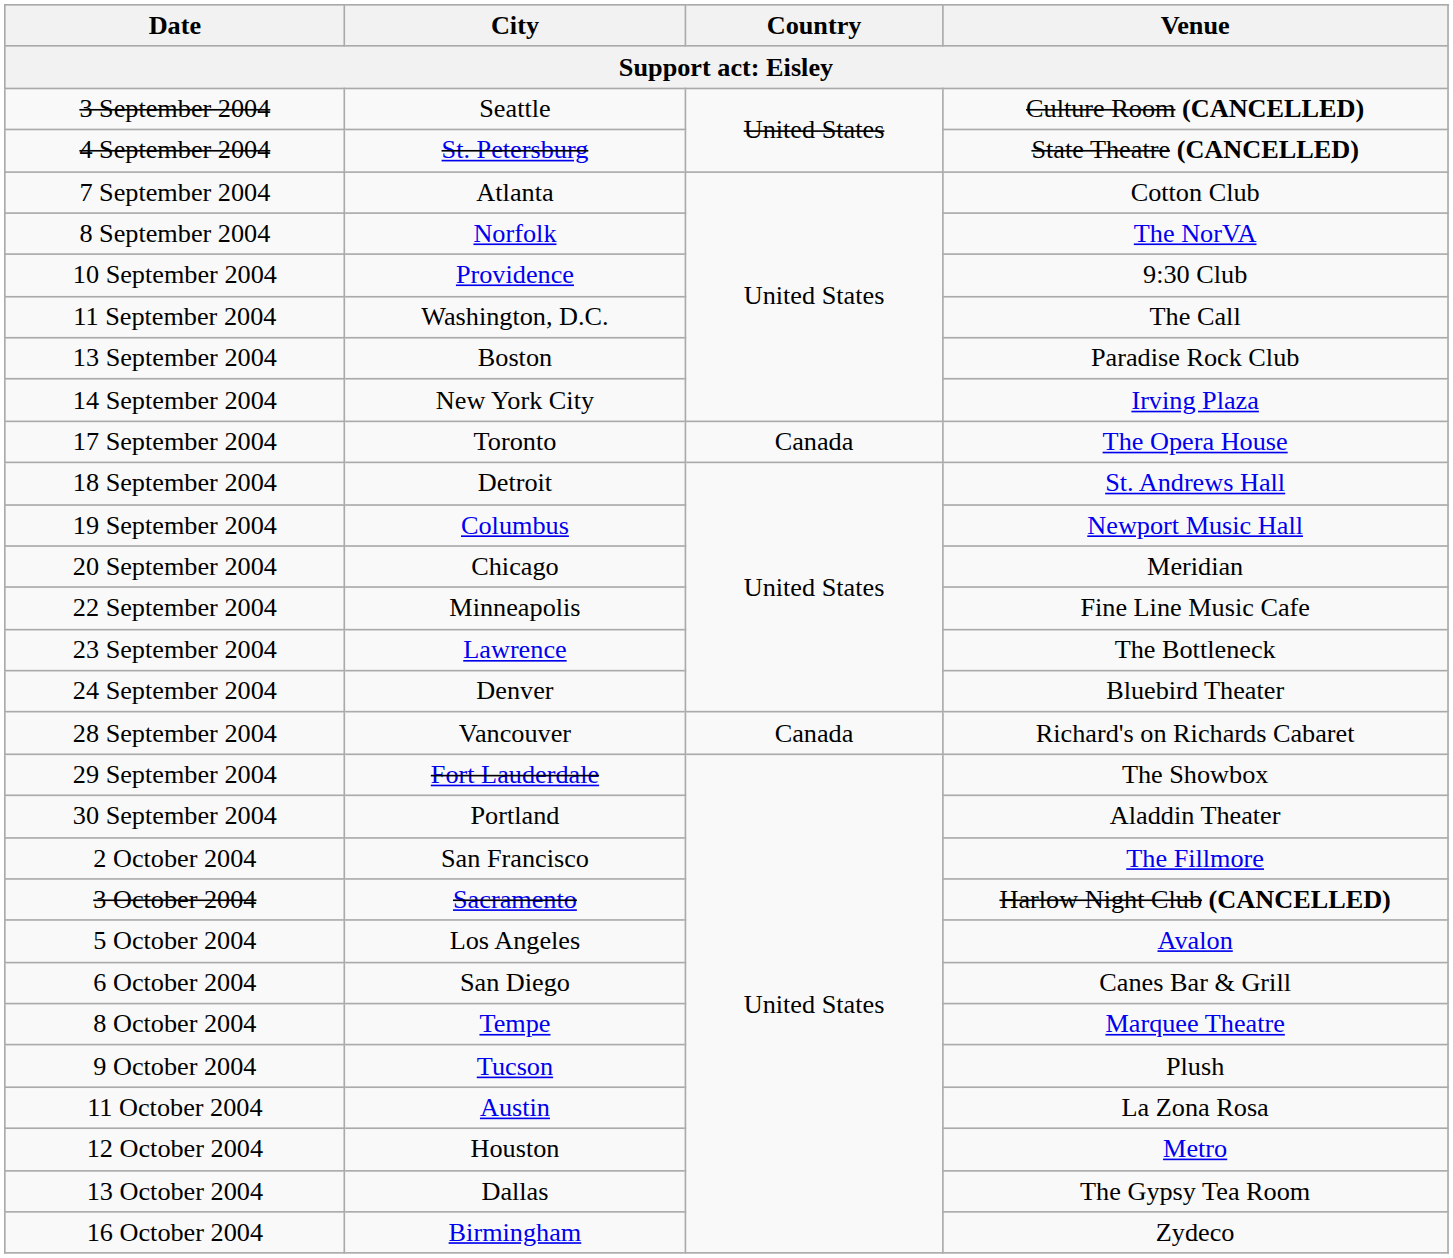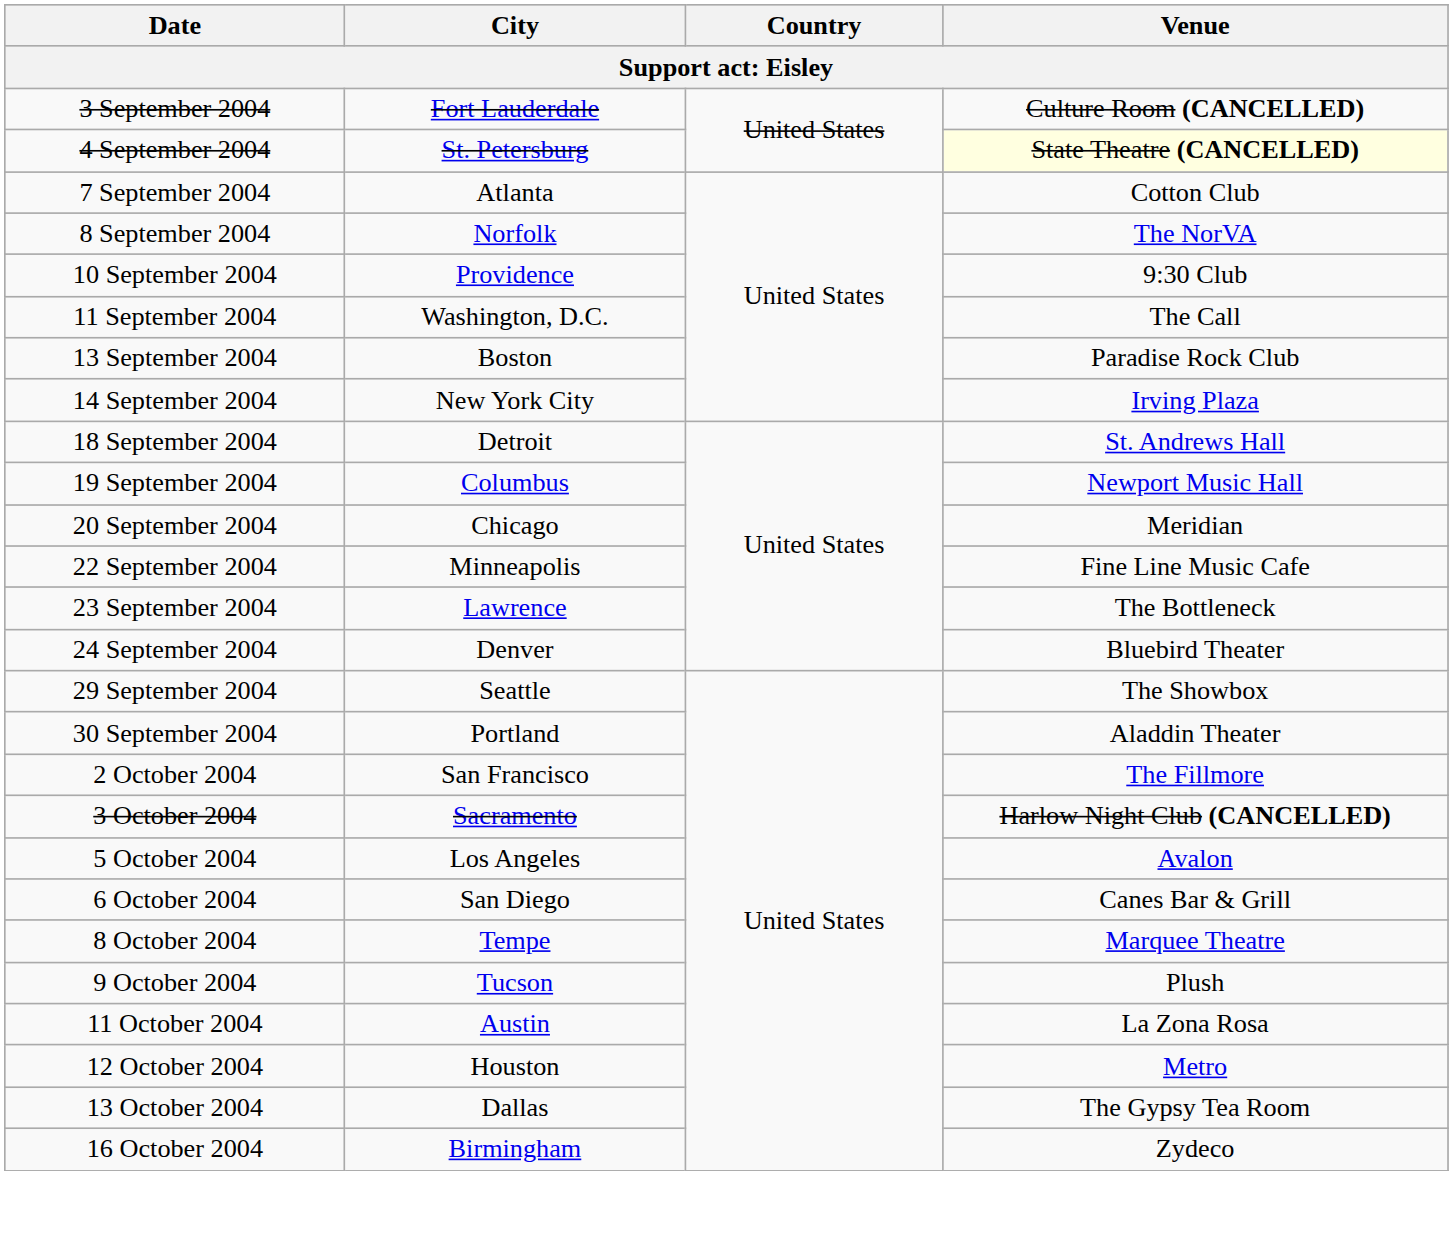(515, 108) Seattle -> (515, 108) Fort Lauderdale
(1195, 150) no background -> (1195, 150) lightyellow background
- row: (175, 441)
- row: (175, 732)
(515, 774) Fort Lauderdale -> (515, 691) Seattle
